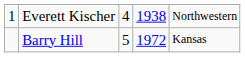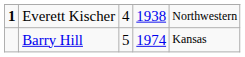(12, 16) normal -> (12, 16) bold
(151, 39) 1972 -> (151, 39) 1974
